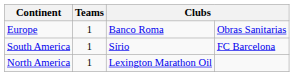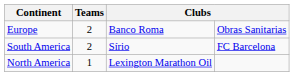(89, 29) 1 -> (89, 29) 2
(89, 46) 1 -> (89, 46) 2
